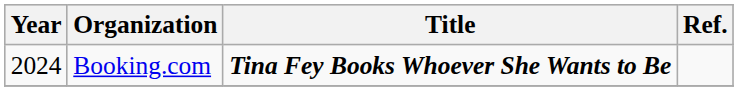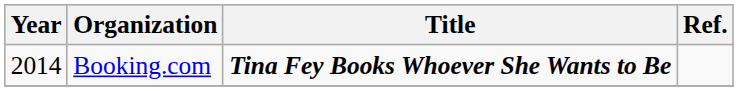(36, 65) 2024 -> (36, 65) 2014
